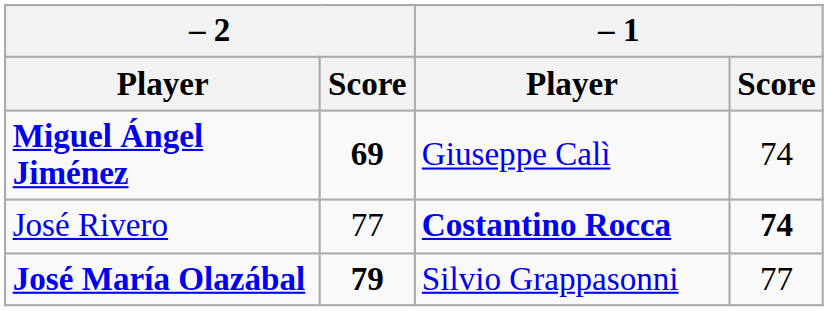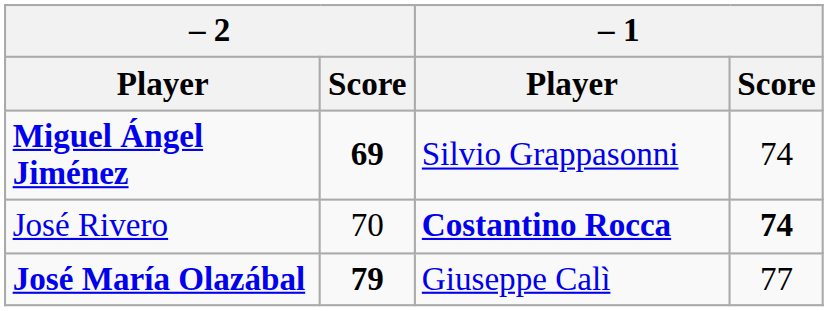(516, 154) Giuseppe Calì -> (550, 154) Silvio Grappasonni
(367, 225) 77 -> (367, 225) 70
(550, 278) Silvio Grappasonni -> (516, 278) Giuseppe Calì
